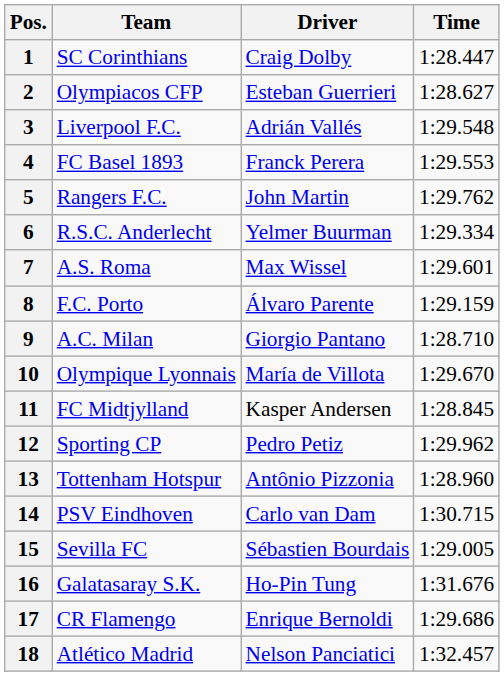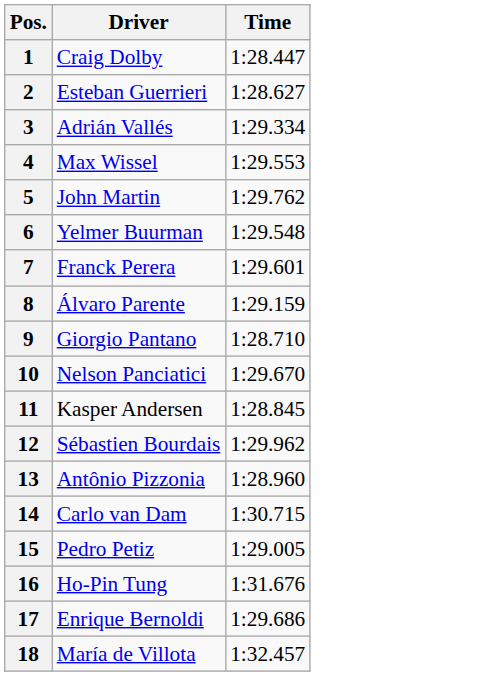- column: (146, 22)
(457, 127) 1:29.548 -> (268, 127) 1:29.334
(305, 162) Franck Perera -> (107, 162) Max Wissel
(457, 232) 1:29.334 -> (268, 232) 1:29.548
(296, 267) Max Wissel -> (116, 267) Franck Perera
(315, 373) María de Villota -> (131, 373) Nelson Panciatici
(294, 443) Pedro Petiz -> (139, 443) Sébastien Bourdais
(327, 548) Sébastien Bourdais -> (105, 548) Pedro Petiz
(320, 653) Nelson Panciatici -> (126, 653) María de Villota
